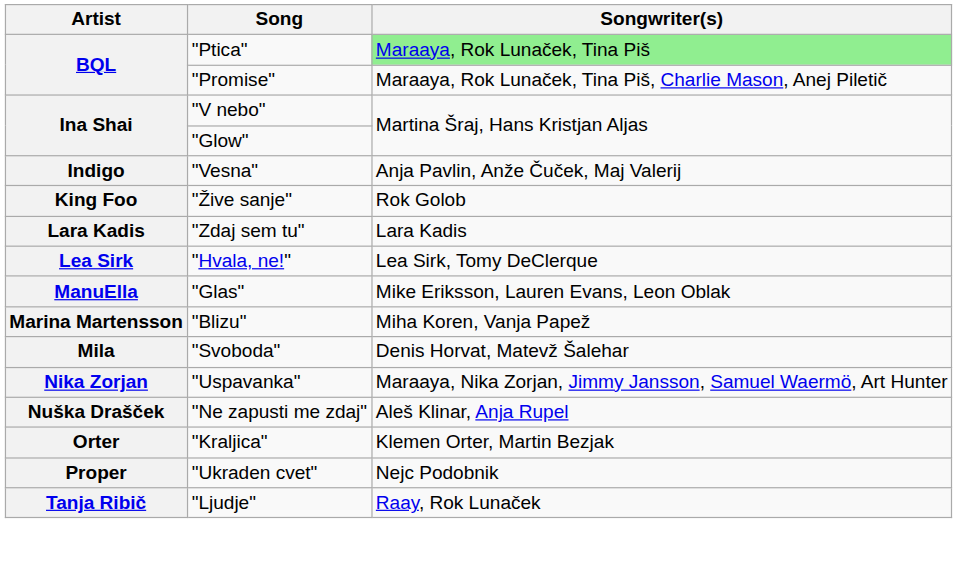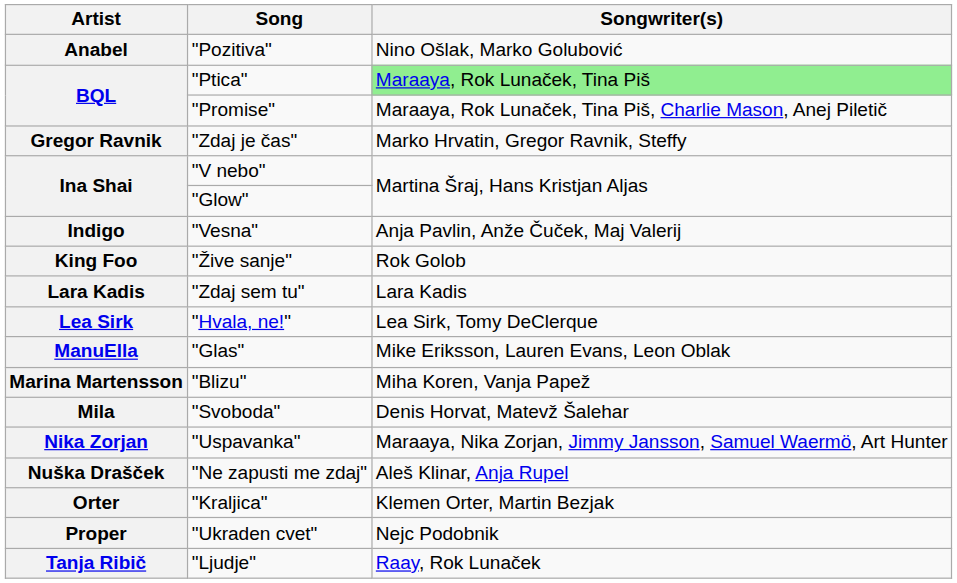+ row: (232, 49)
+ row: (244, 140)
